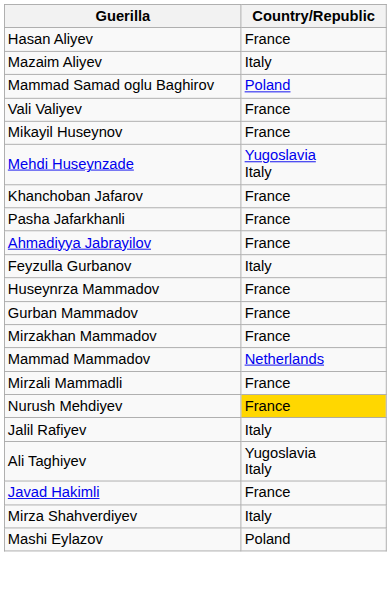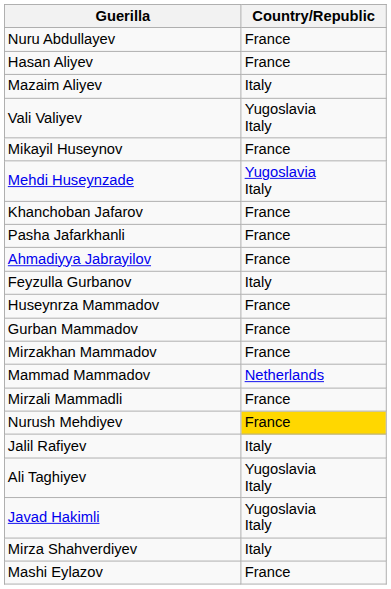+ row: (61, 39)
- row: (111, 86)
(268, 109) France -> (280, 117) Yugoslavia Italy
(268, 492) France -> (280, 517) Yugoslavia Italy
(268, 539) Poland -> (268, 572) France
